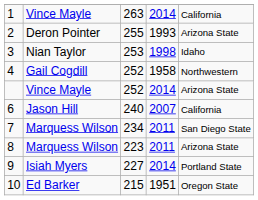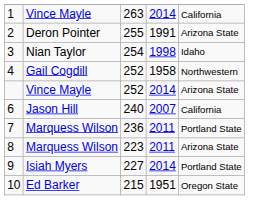(162, 33) 1993 -> (162, 33) 1991
(134, 52) 253 -> (134, 52) 254
(134, 128) 234 -> (134, 128) 236
(216, 128) San Diego State -> (211, 128) Portland State
